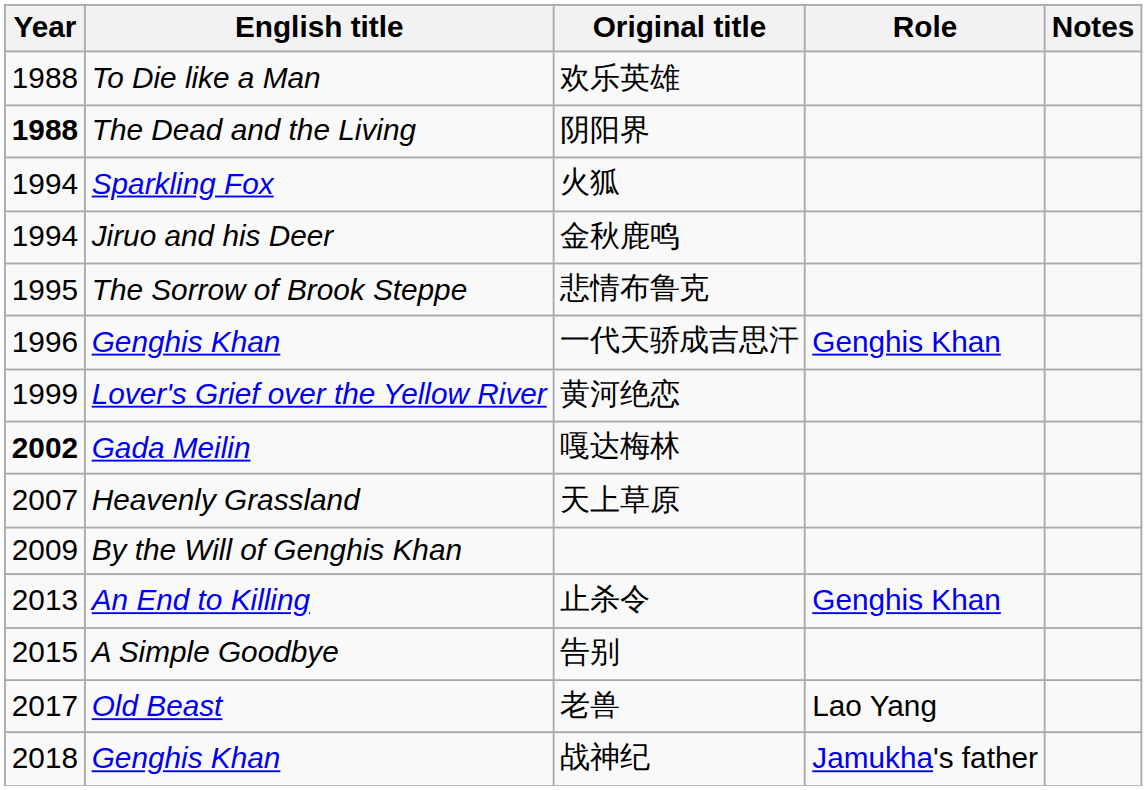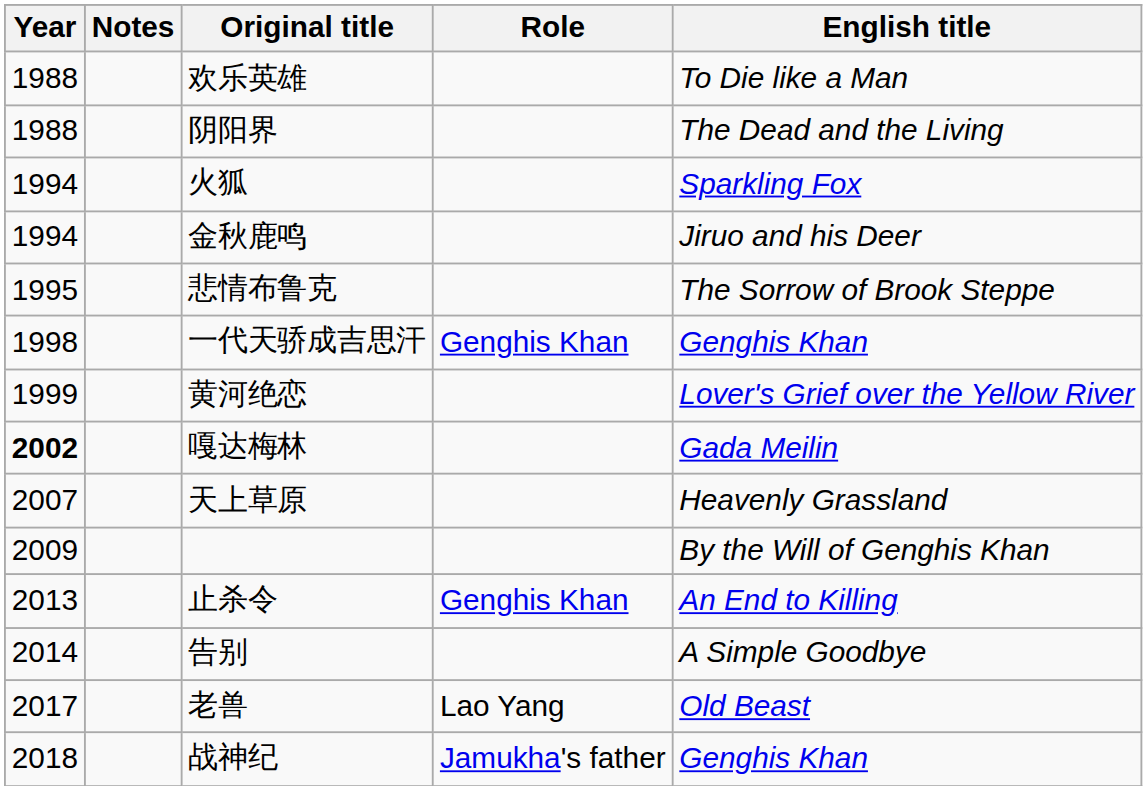columns swapped: (319, 28) <-> (1093, 28)
(45, 130) bold -> (45, 130) normal
(45, 341) 1996 -> (45, 341) 1998
(45, 653) 2015 -> (45, 653) 2014
